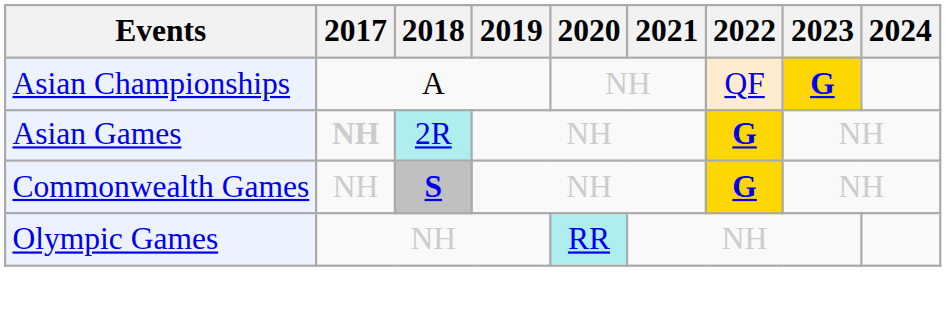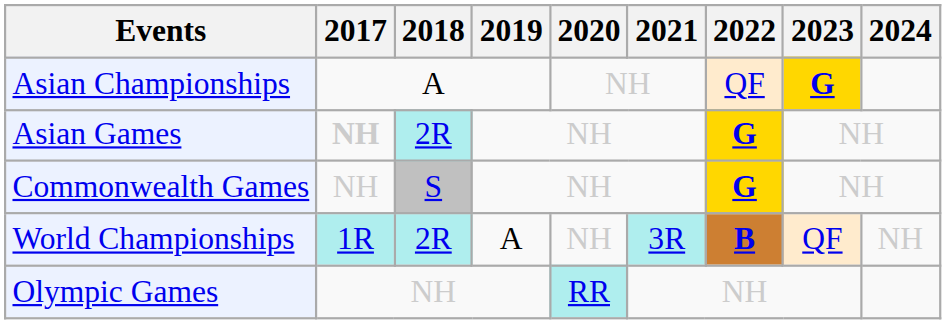(433, 186) bold -> (433, 186) normal
+ row: (153, 238)
